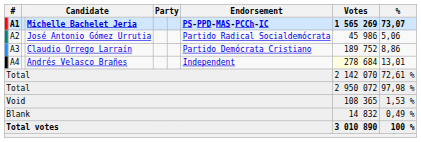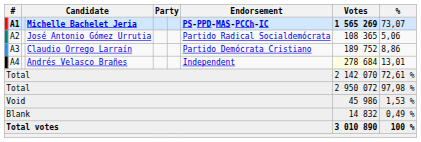(393, 24) bold -> (393, 24) normal
(363, 37) 45 986 -> (361, 37) 108 365
(361, 101) 108 365 -> (363, 101) 45 986
